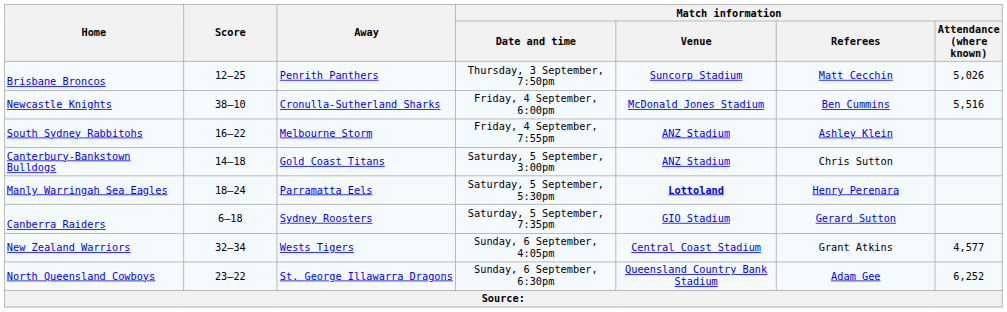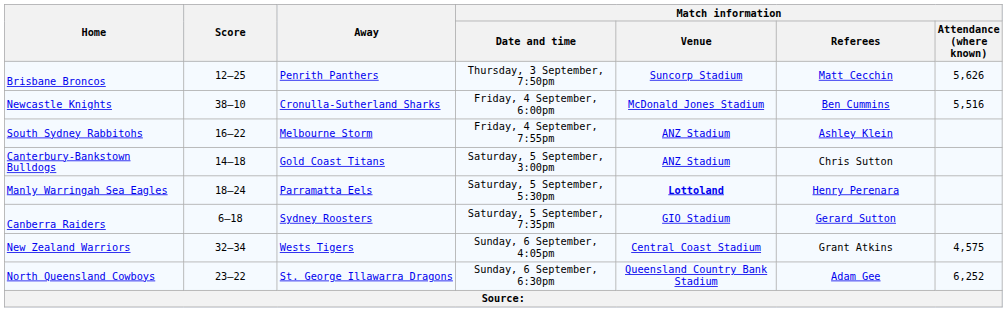(969, 76) 5,026 -> (969, 76) 5,626
(969, 247) 4,577 -> (969, 247) 4,575
